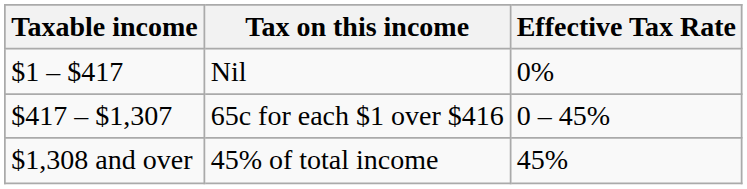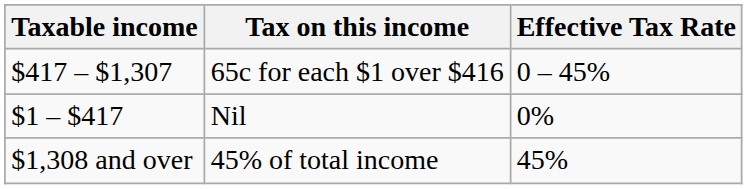rows swapped: (229, 71) <-> (357, 115)
